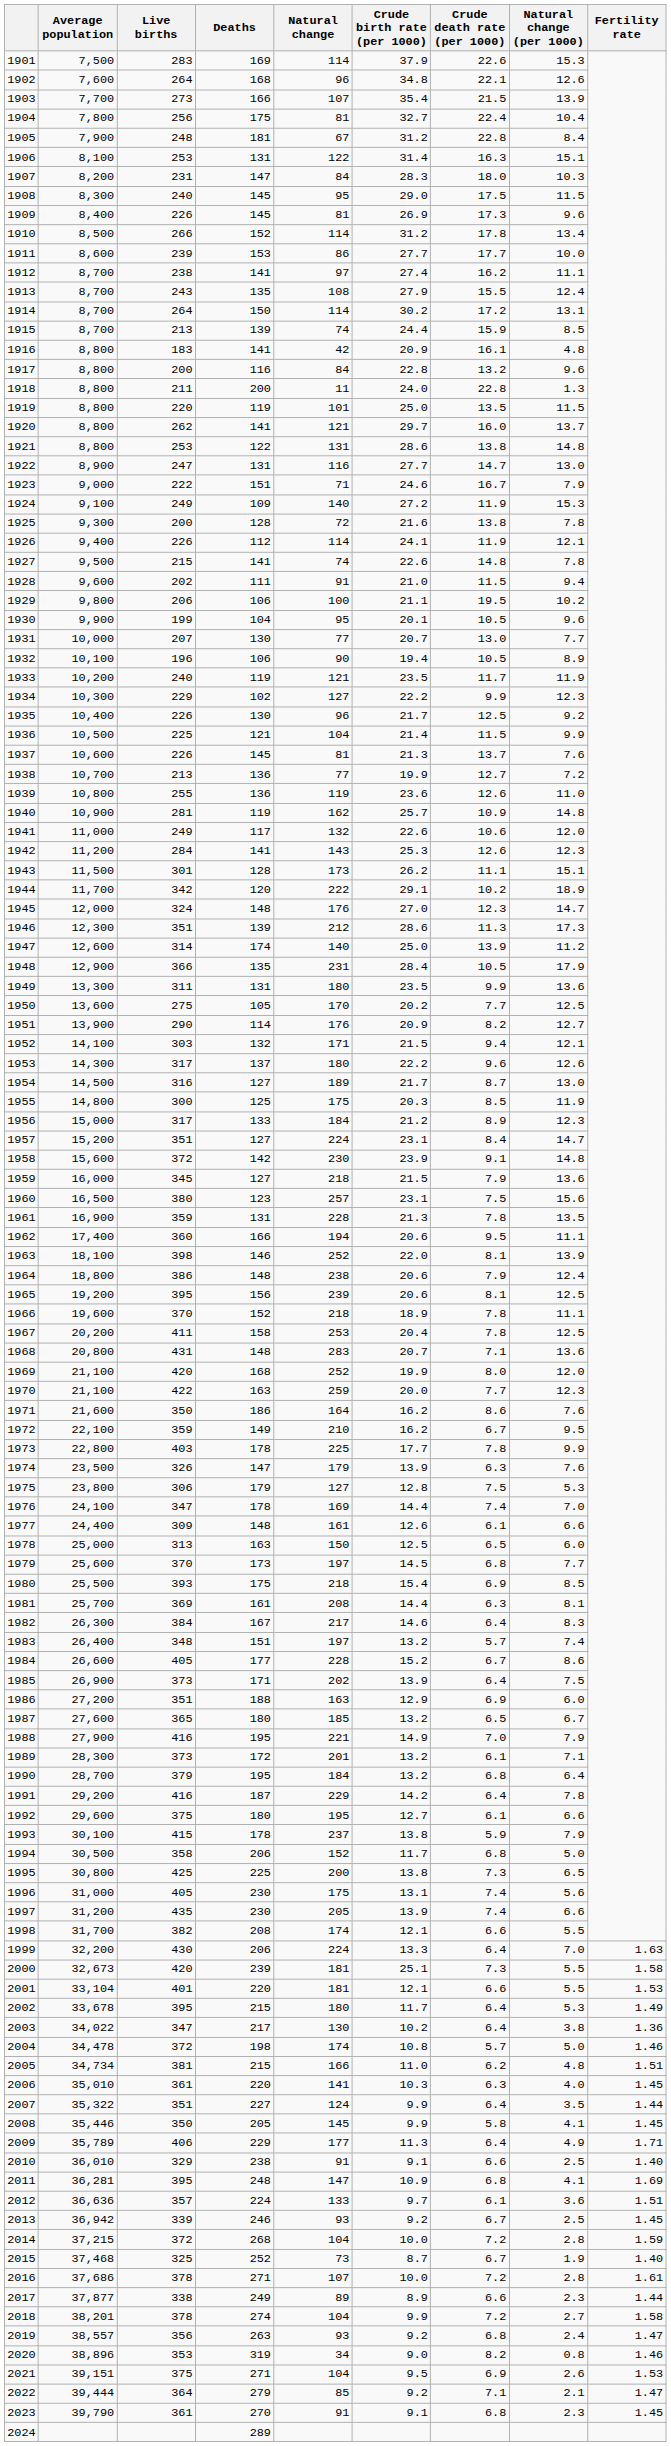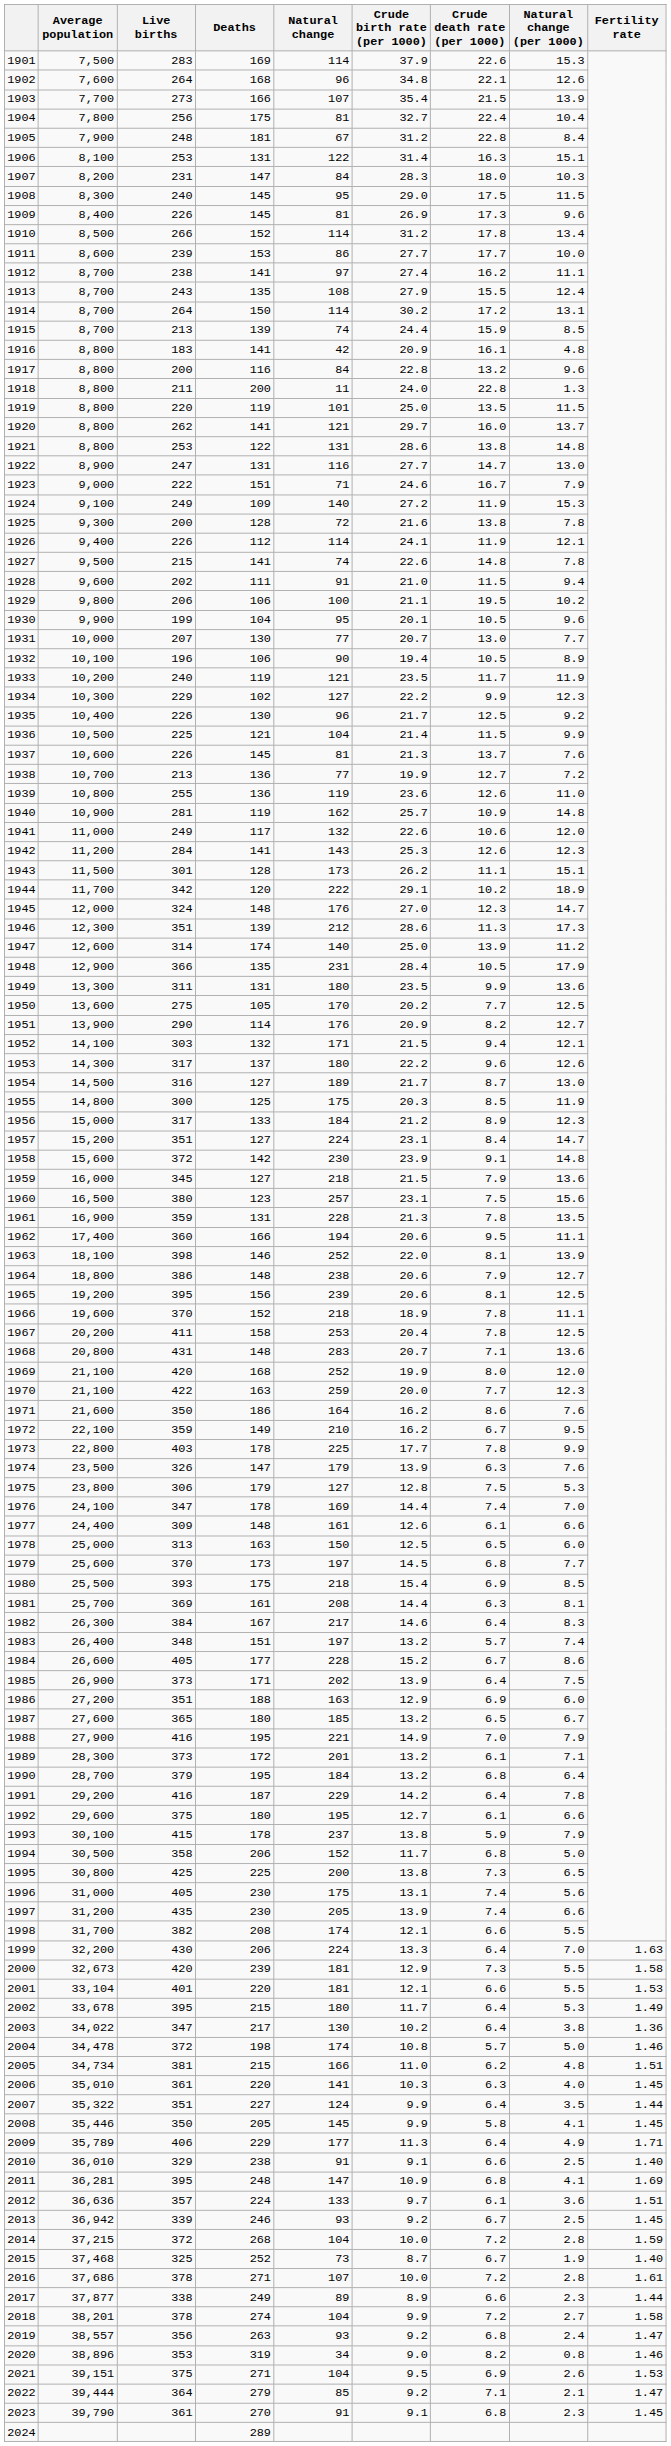(570, 1275) 12.4 -> (570, 1275) 12.7
(414, 1969) 25.1 -> (414, 1969) 12.9
